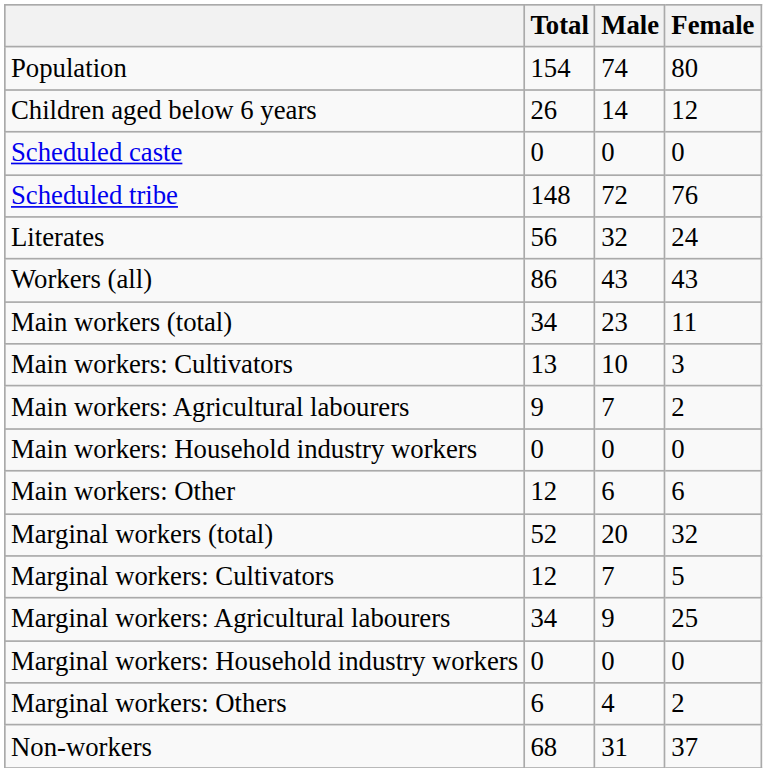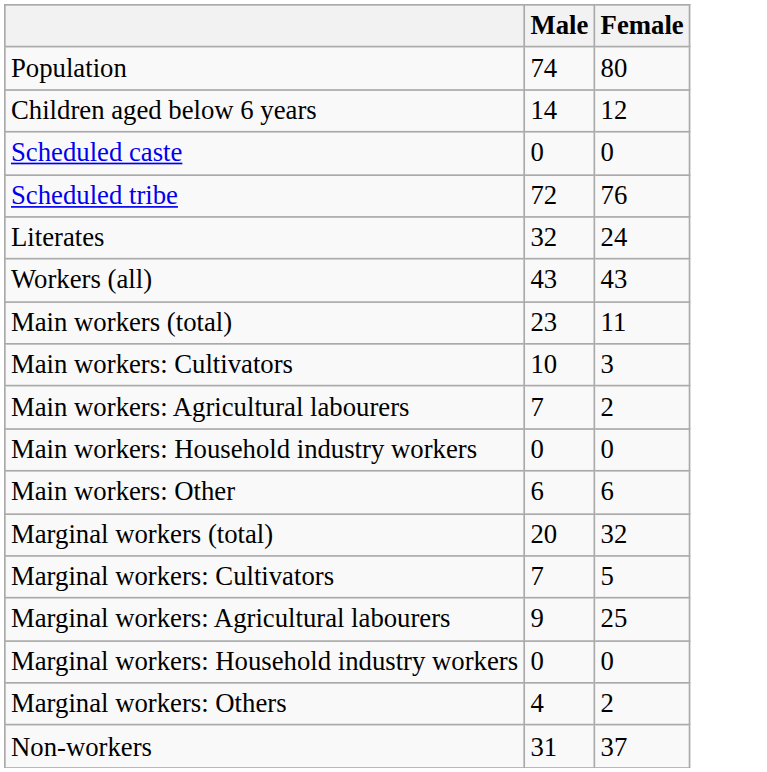- column: (560, 25)
